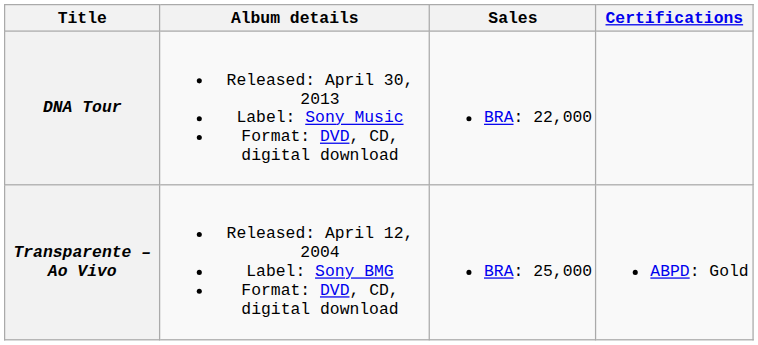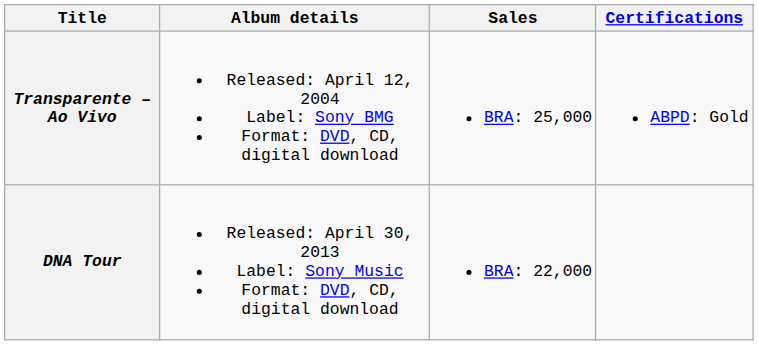rows swapped: (82, 262) <-> (82, 108)
